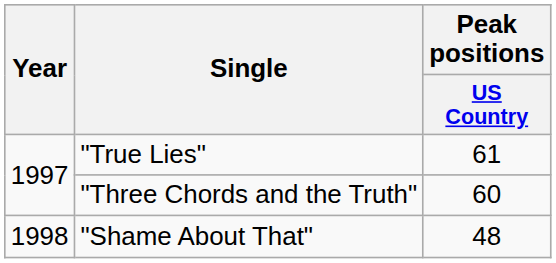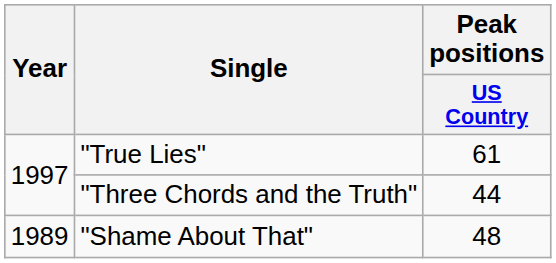(487, 195) 60 -> (487, 195) 44
(40, 236) 1998 -> (40, 236) 1989
